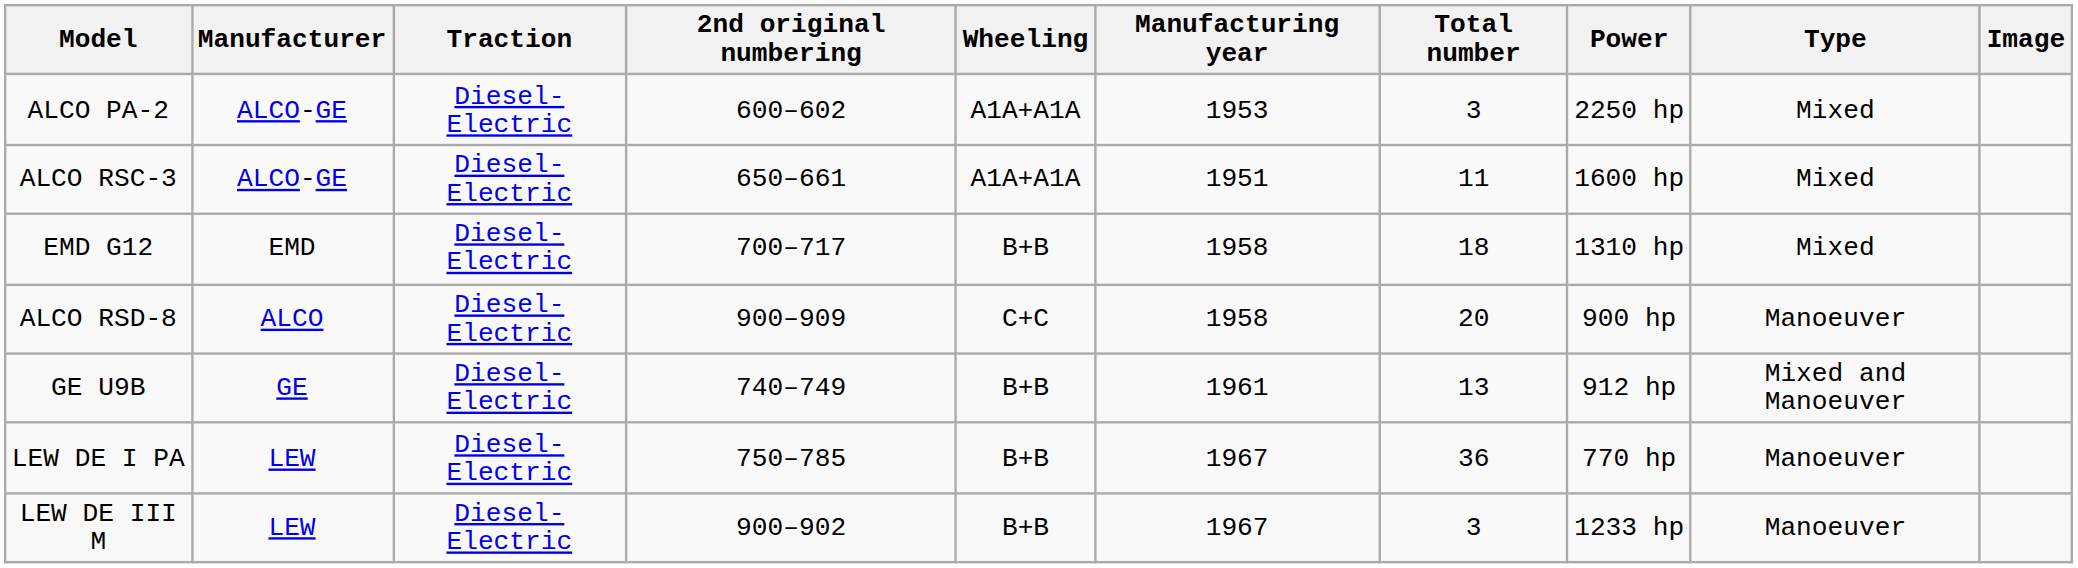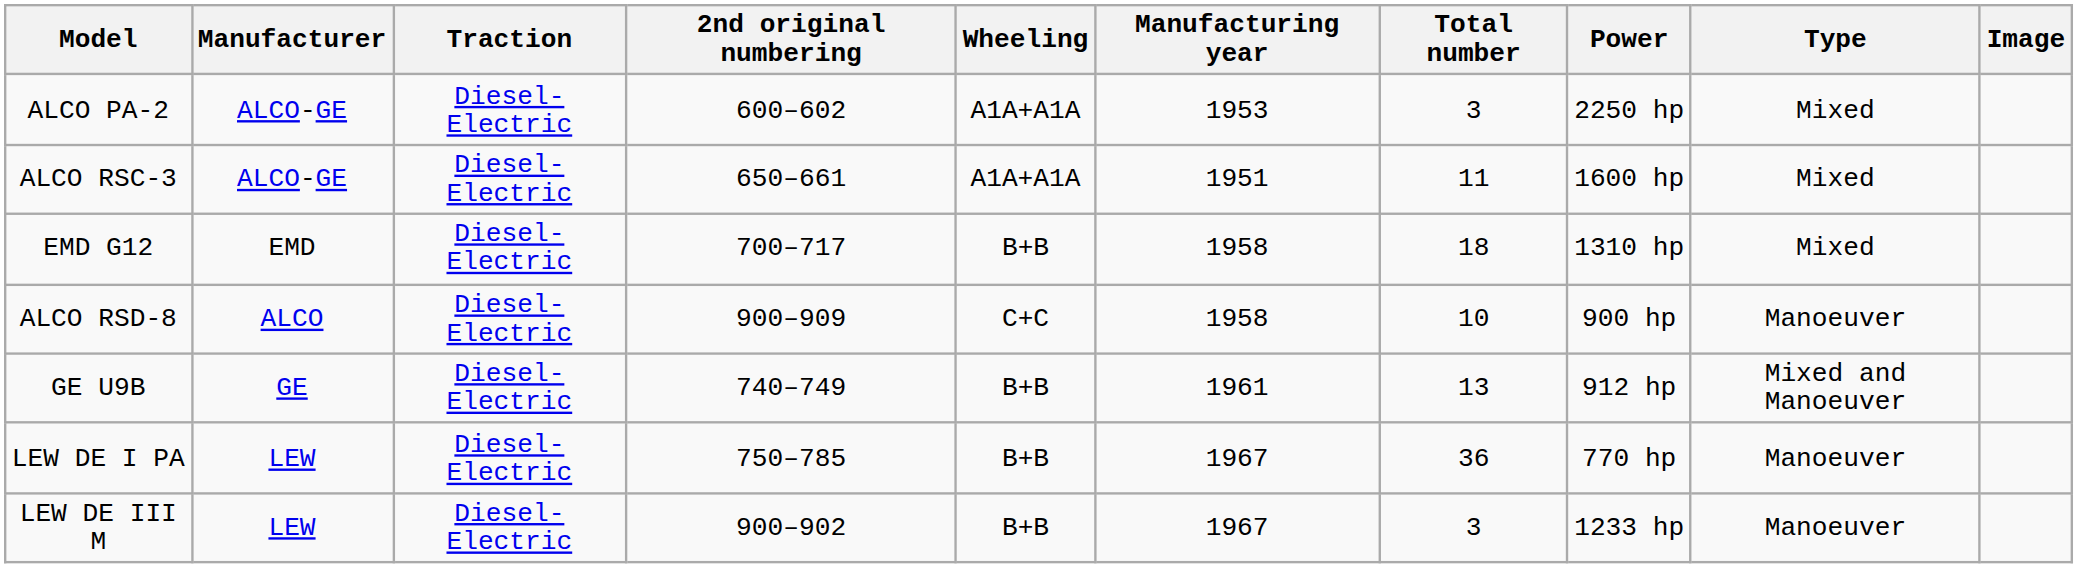(1474, 319) 20 -> (1474, 319) 10
